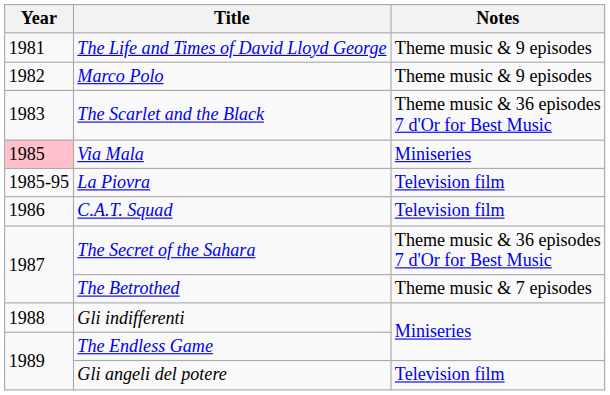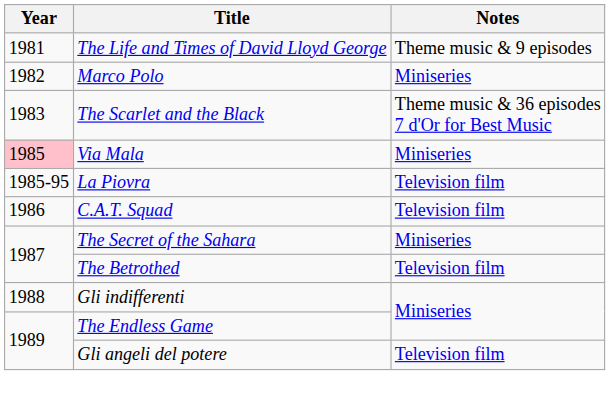(493, 76) Theme music & 9 episodes -> (433, 76) Miniseries
(498, 250) Theme music & 36 episodes 7 d'Or for Best Music -> (433, 239) Miniseries
(493, 288) Theme music & 7 episodes -> (450, 268) Television film
